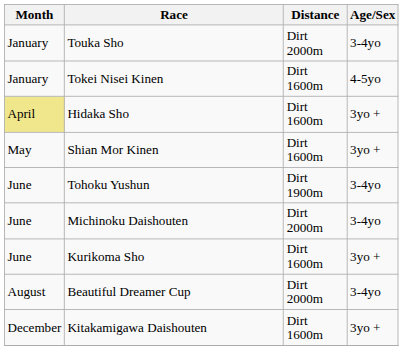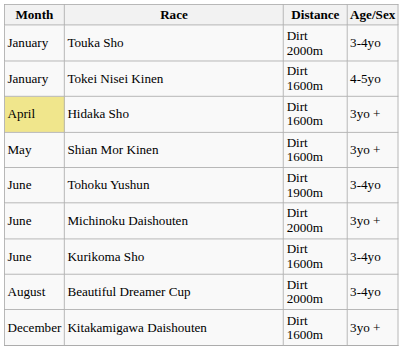(365, 220) 3-4yo -> (365, 220) 3yo +
(365, 256) 3yo + -> (365, 256) 3-4yo
